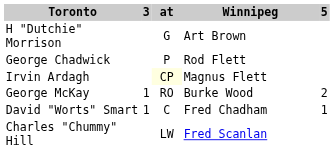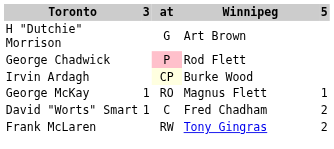(167, 60) no background -> (167, 60) pink background
(225, 77) Magnus Flett -> (218, 77) Burke Wood
(218, 93) Burke Wood -> (225, 93) Magnus Flett
(324, 93) 2 -> (324, 93) 1
(324, 110) 1 -> (324, 110) 2
- row: (62, 134)
+ row: (51, 127)
